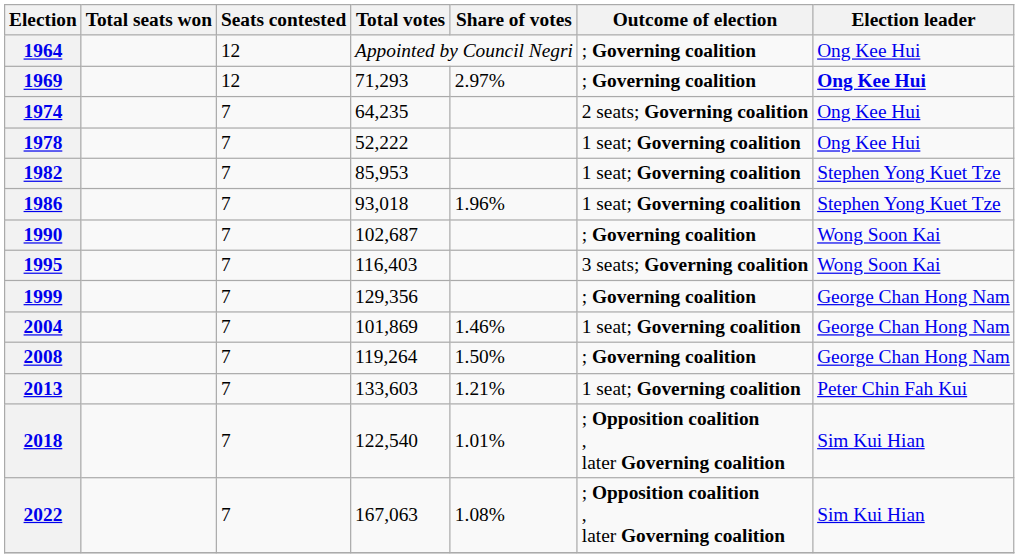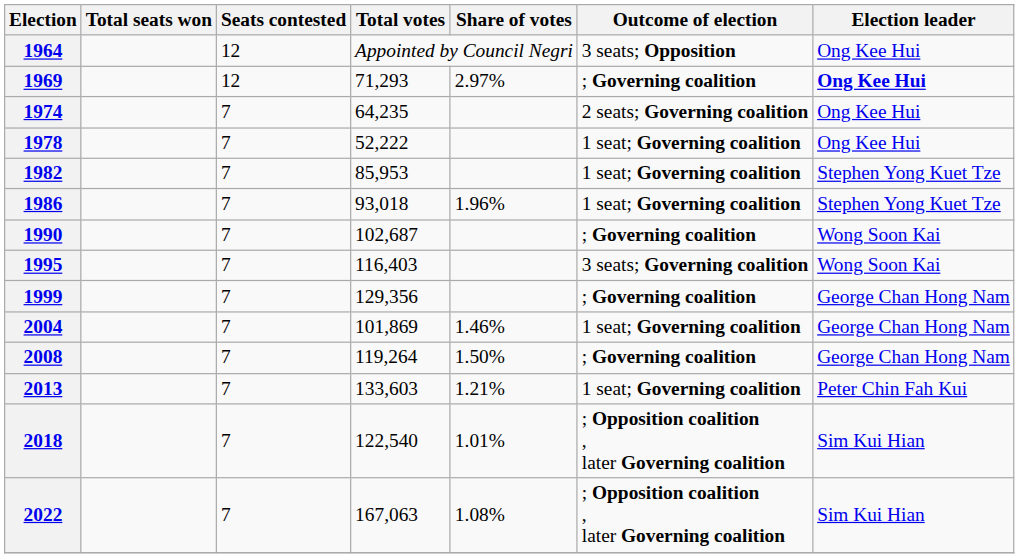(669, 50) ; Governing coalition -> (659, 50) 3 seats; Opposition
